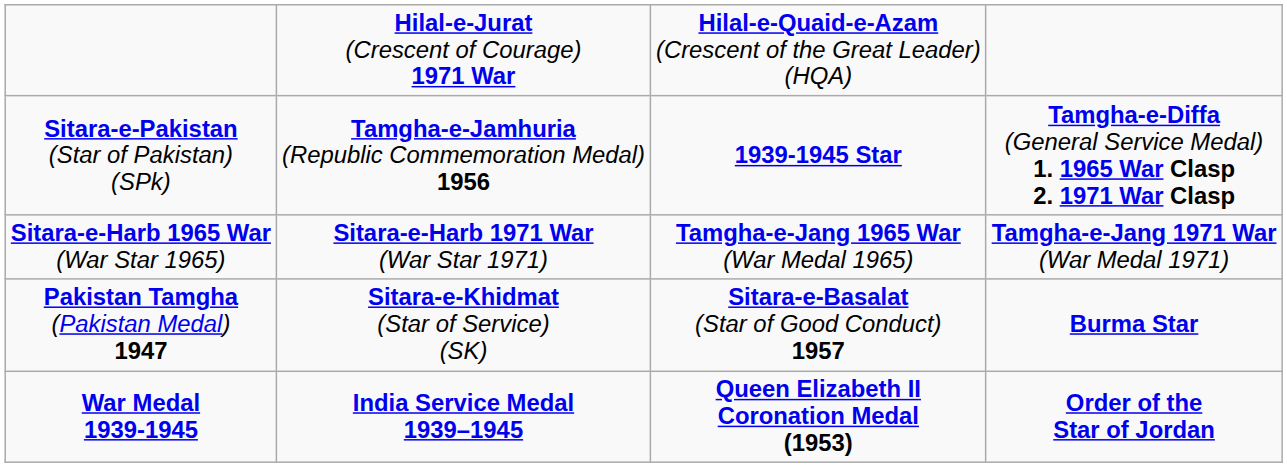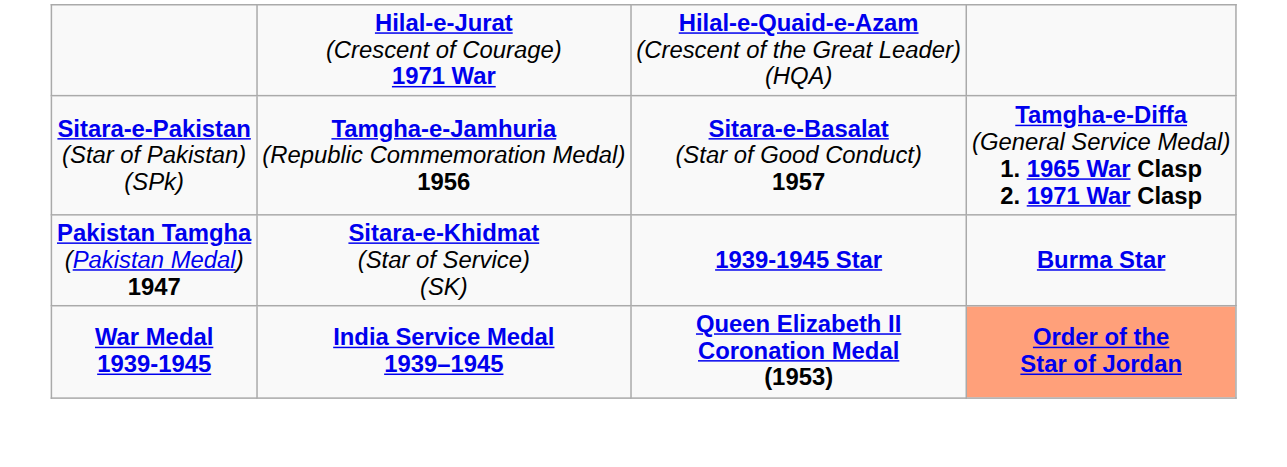(818, 155) 1939-1945 Star -> (799, 155) Sitara-e-Basalat (Star of Good Conduct) 1957
- row: (141, 246)
(818, 324) Sitara-e-Basalat (Star of Good Conduct) 1957 -> (799, 259) 1939-1945 Star
(1134, 416) no background -> (1101, 351) lightsalmon background
